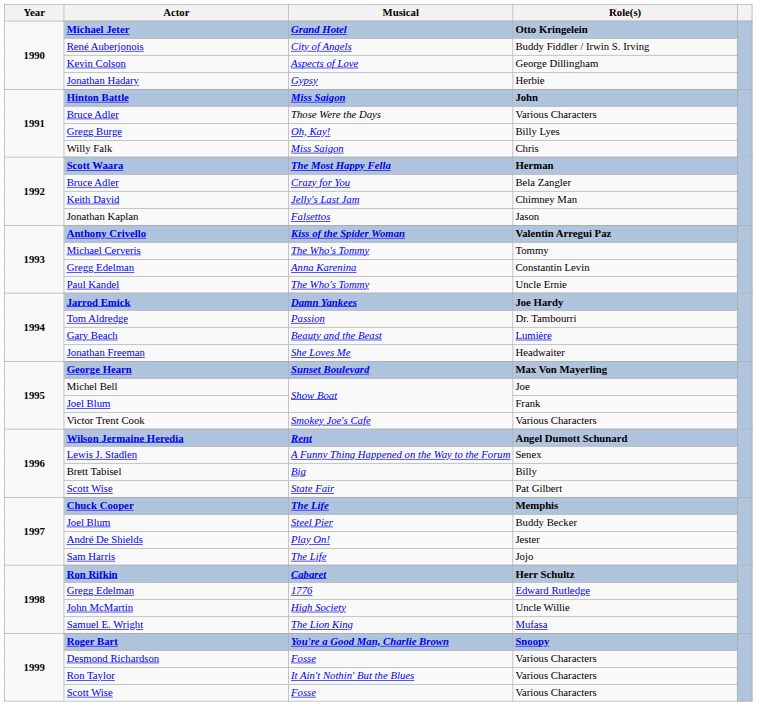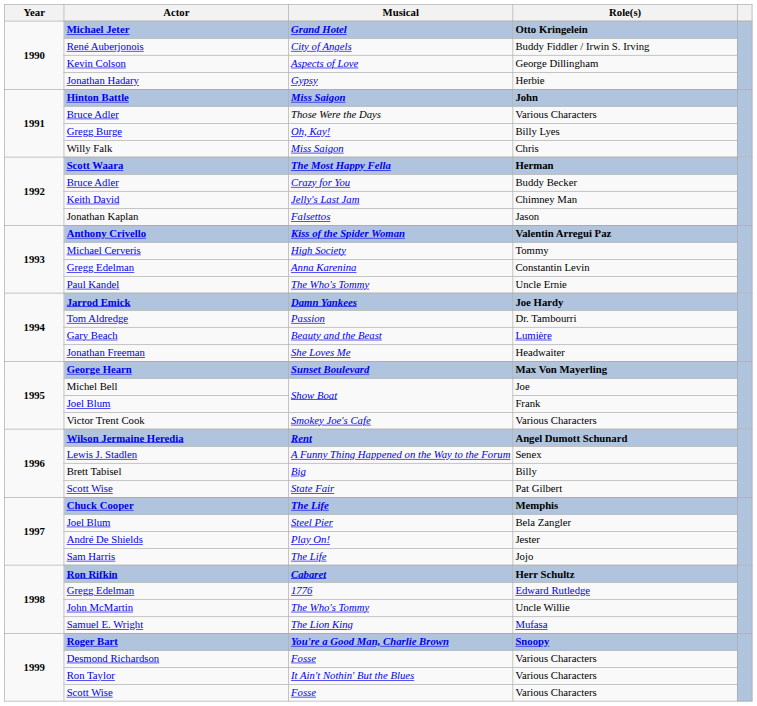(543, 183) Bela Zangler -> (546, 183) Buddy Becker
(330, 251) The Who's Tommy -> (319, 251) High Society
(546, 523) Buddy Becker -> (543, 523) Bela Zangler
(319, 608) High Society -> (330, 608) The Who's Tommy
